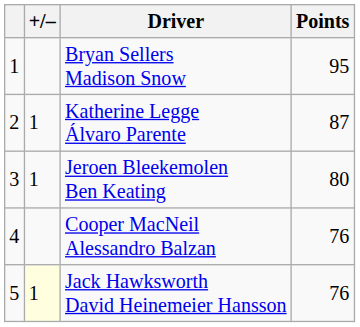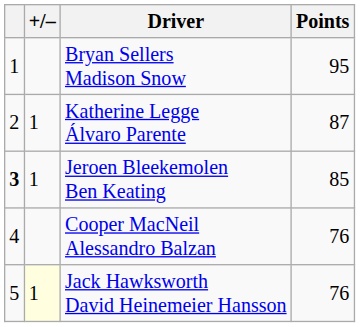(14, 179) normal -> (14, 179) bold
(339, 179) 80 -> (339, 179) 85
